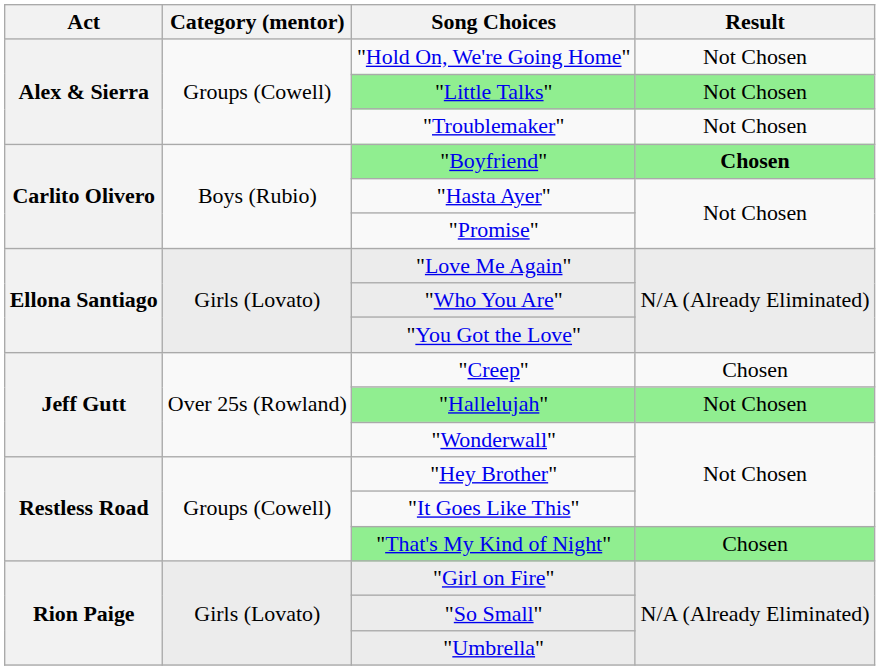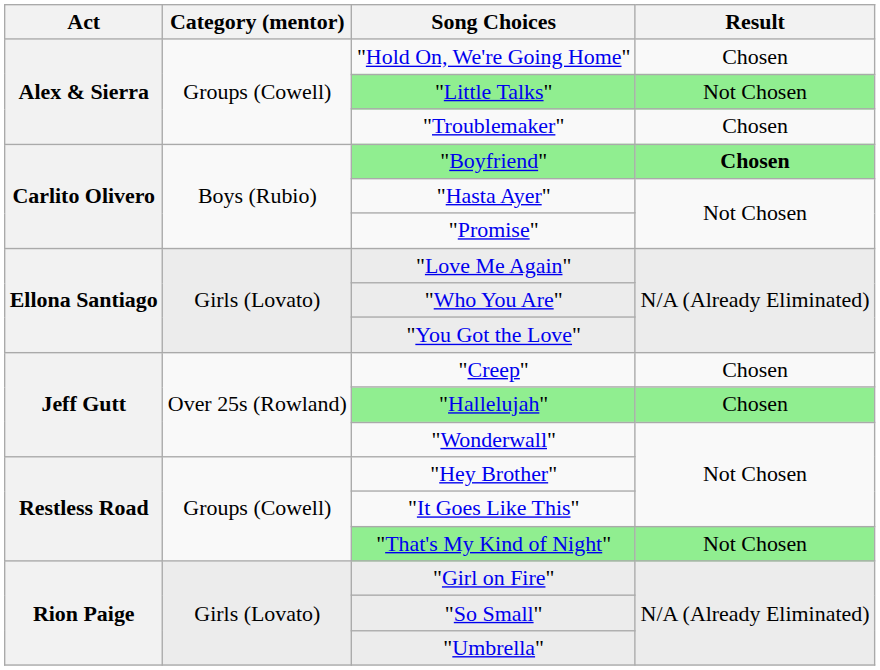(755, 56) Not Chosen -> (755, 56) Chosen
(755, 126) Not Chosen -> (755, 126) Chosen
(755, 404) Not Chosen -> (755, 404) Chosen
(755, 543) Chosen -> (755, 543) Not Chosen
